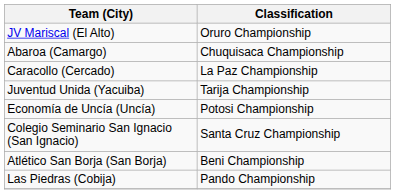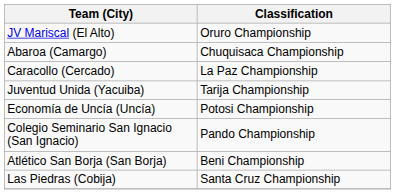(270, 134) Santa Cruz Championship -> (258, 134) Pando Championship
(258, 179) Pando Championship -> (270, 179) Santa Cruz Championship
